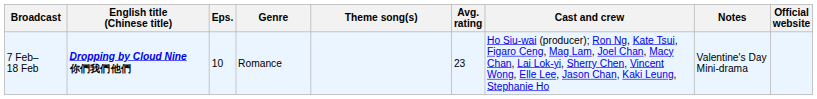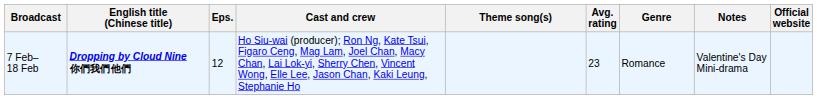columns swapped: (589, 18) <-> (273, 18)
(217, 63) 10 -> (217, 63) 12
